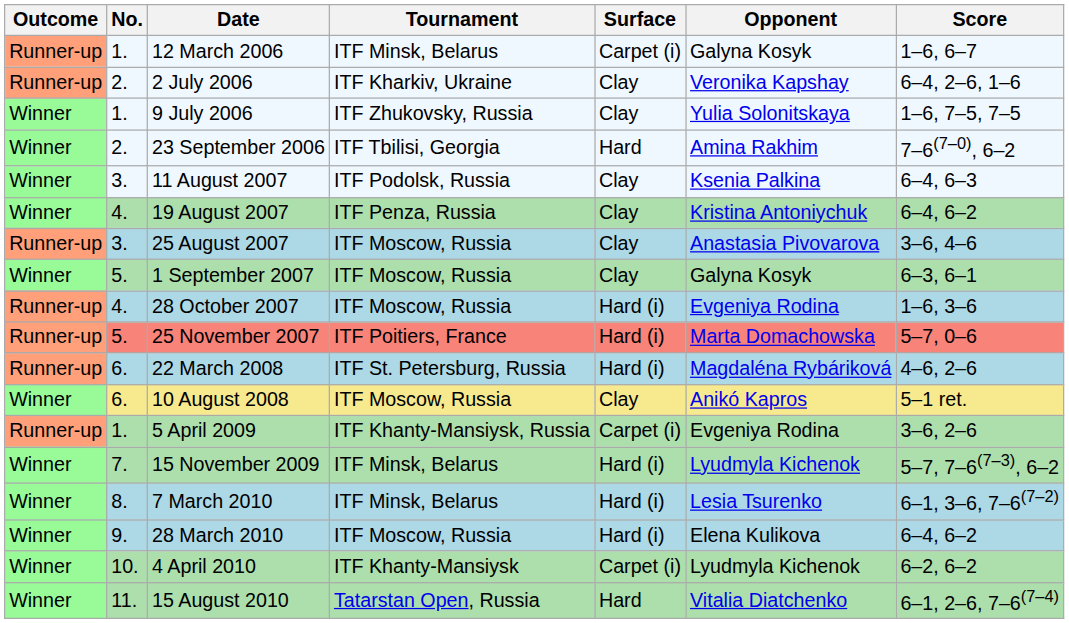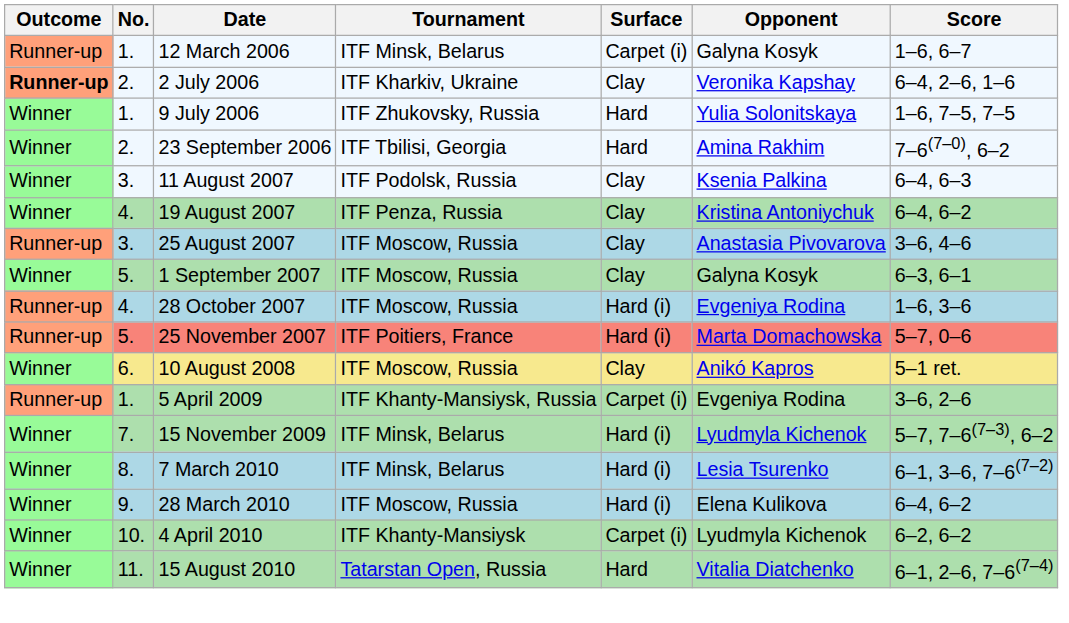(56, 82) normal -> (59, 82) bold
(619, 113) Clay -> (627, 113) Hard
- row: (218, 368)
